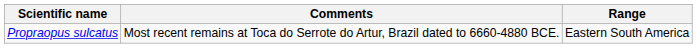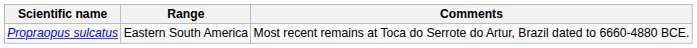columns swapped: (627, 14) <-> (342, 14)
